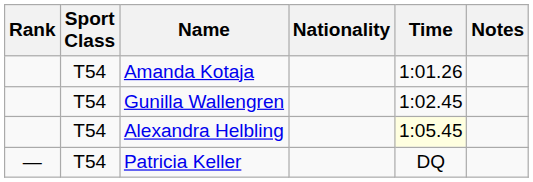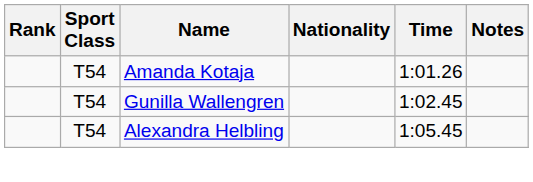(431, 131) lightyellow background -> (431, 131) no background
- row: (183, 161)
